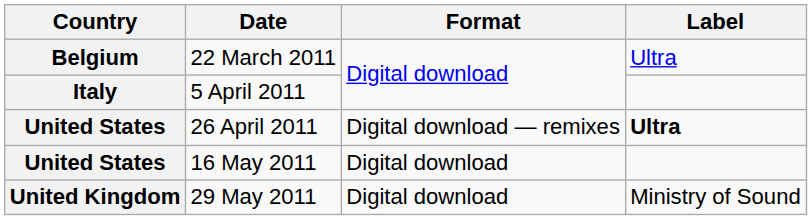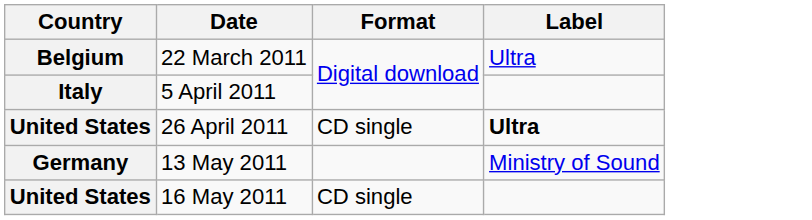(483, 127) Digital download — remixes -> (365, 127) CD single
+ row: (224, 162)
(427, 162) Digital download -> (365, 197) CD single
- row: (253, 197)
